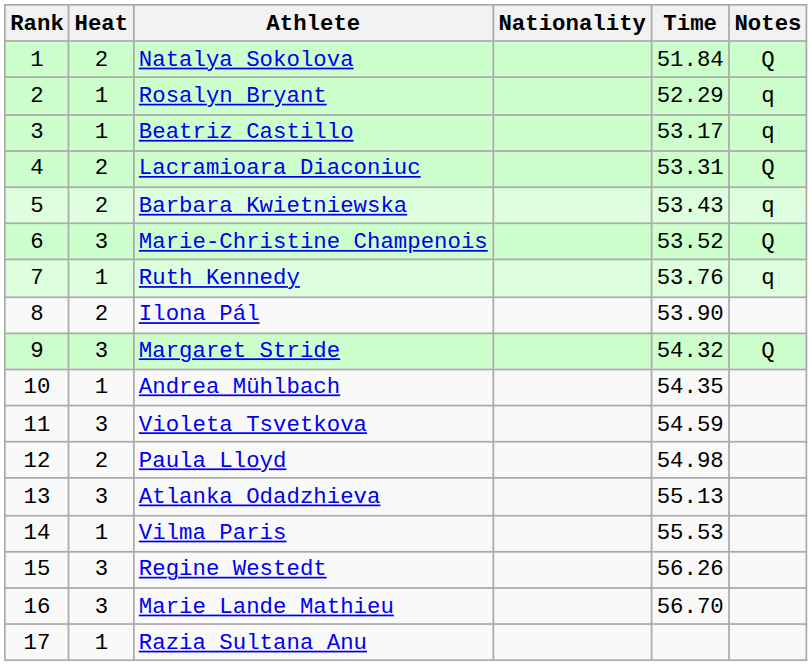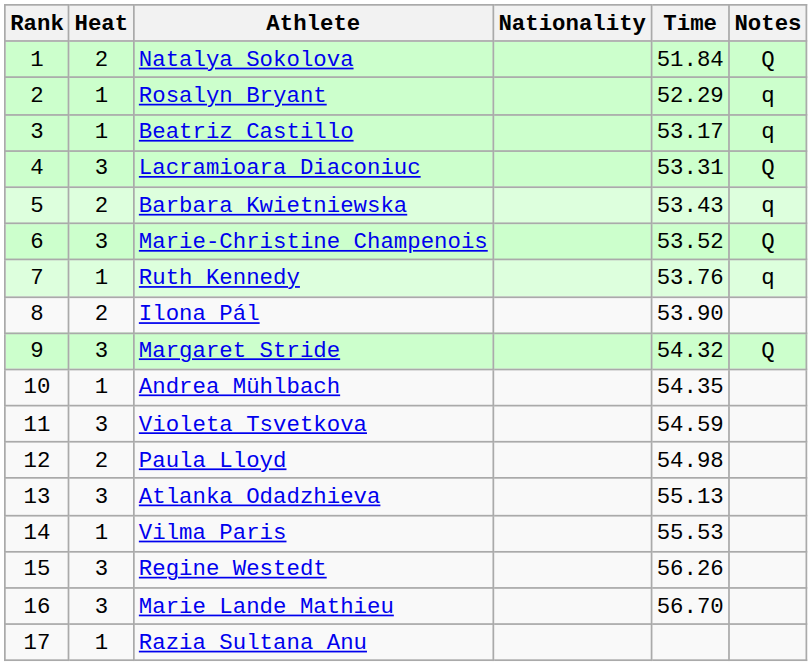(101, 169) 2 -> (101, 169) 3
